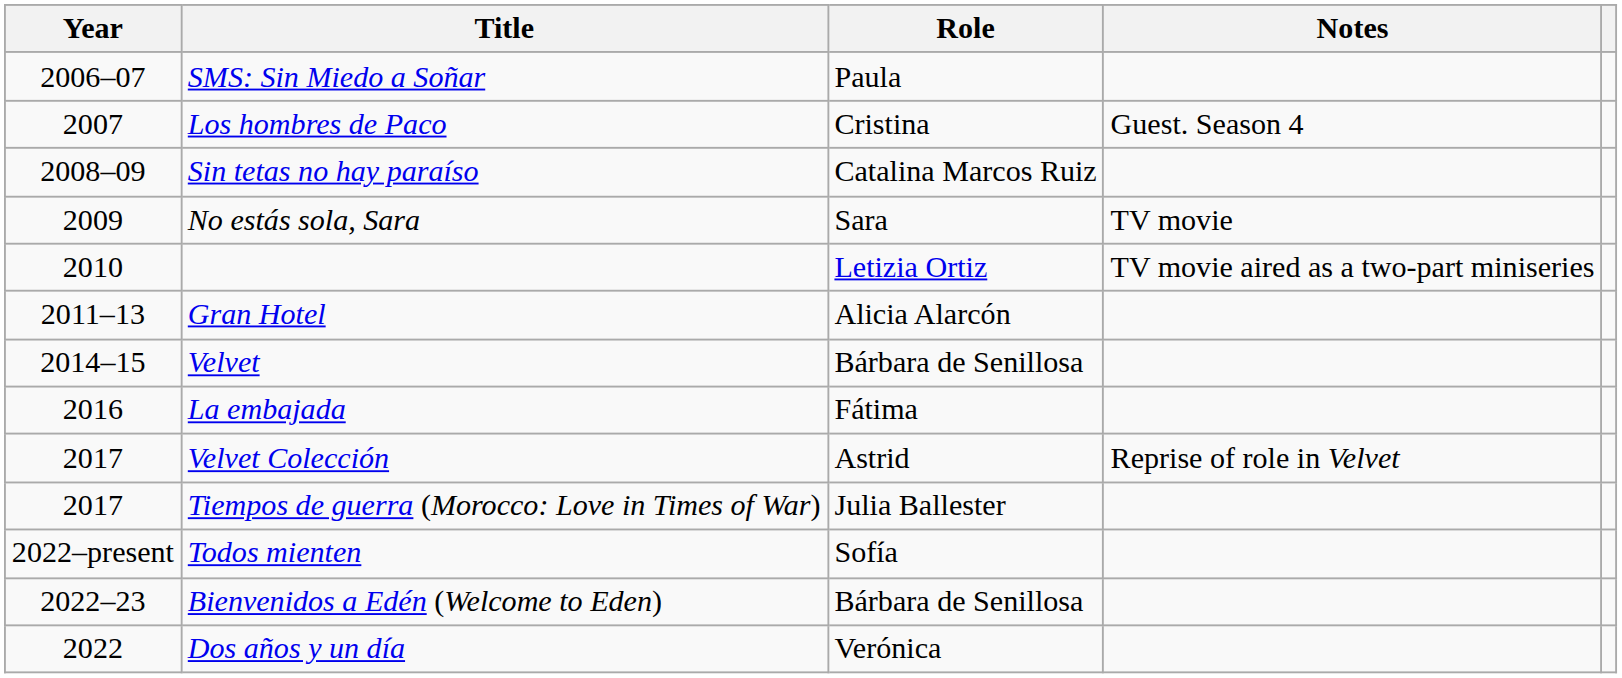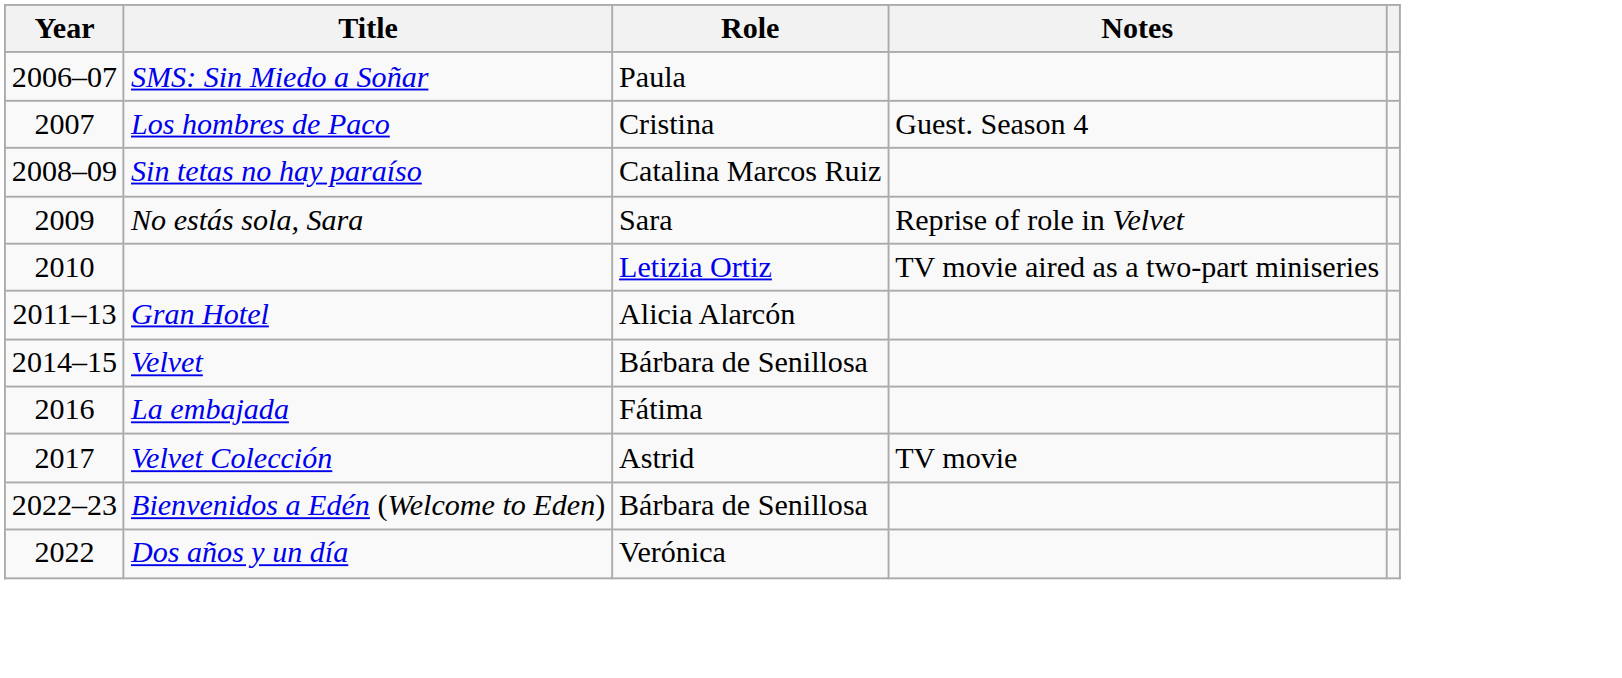(1172, 219) TV movie -> (1040, 219) Reprise of role in Velvet
(1255, 457) Reprise of role in Velvet -> (956, 457) TV movie
- row: (504, 505)
- row: (275, 553)
